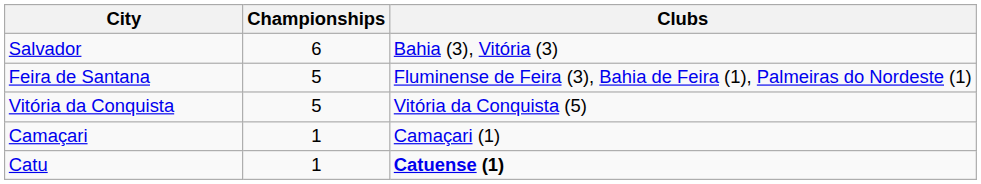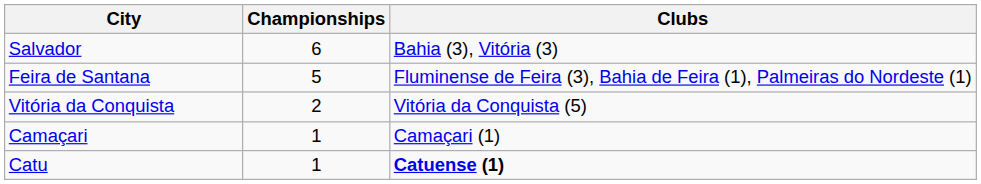(316, 106) 5 -> (316, 106) 2
